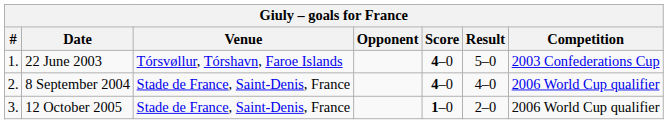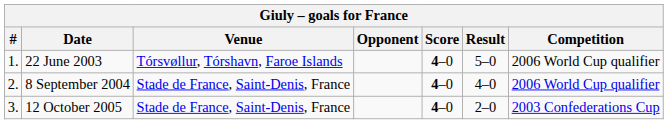(586, 61) 2003 Confederations Cup -> (586, 61) 2006 World Cup qualifier
(442, 107) 1–0 -> (442, 107) 4–0
(586, 107) 2006 World Cup qualifier -> (586, 107) 2003 Confederations Cup
